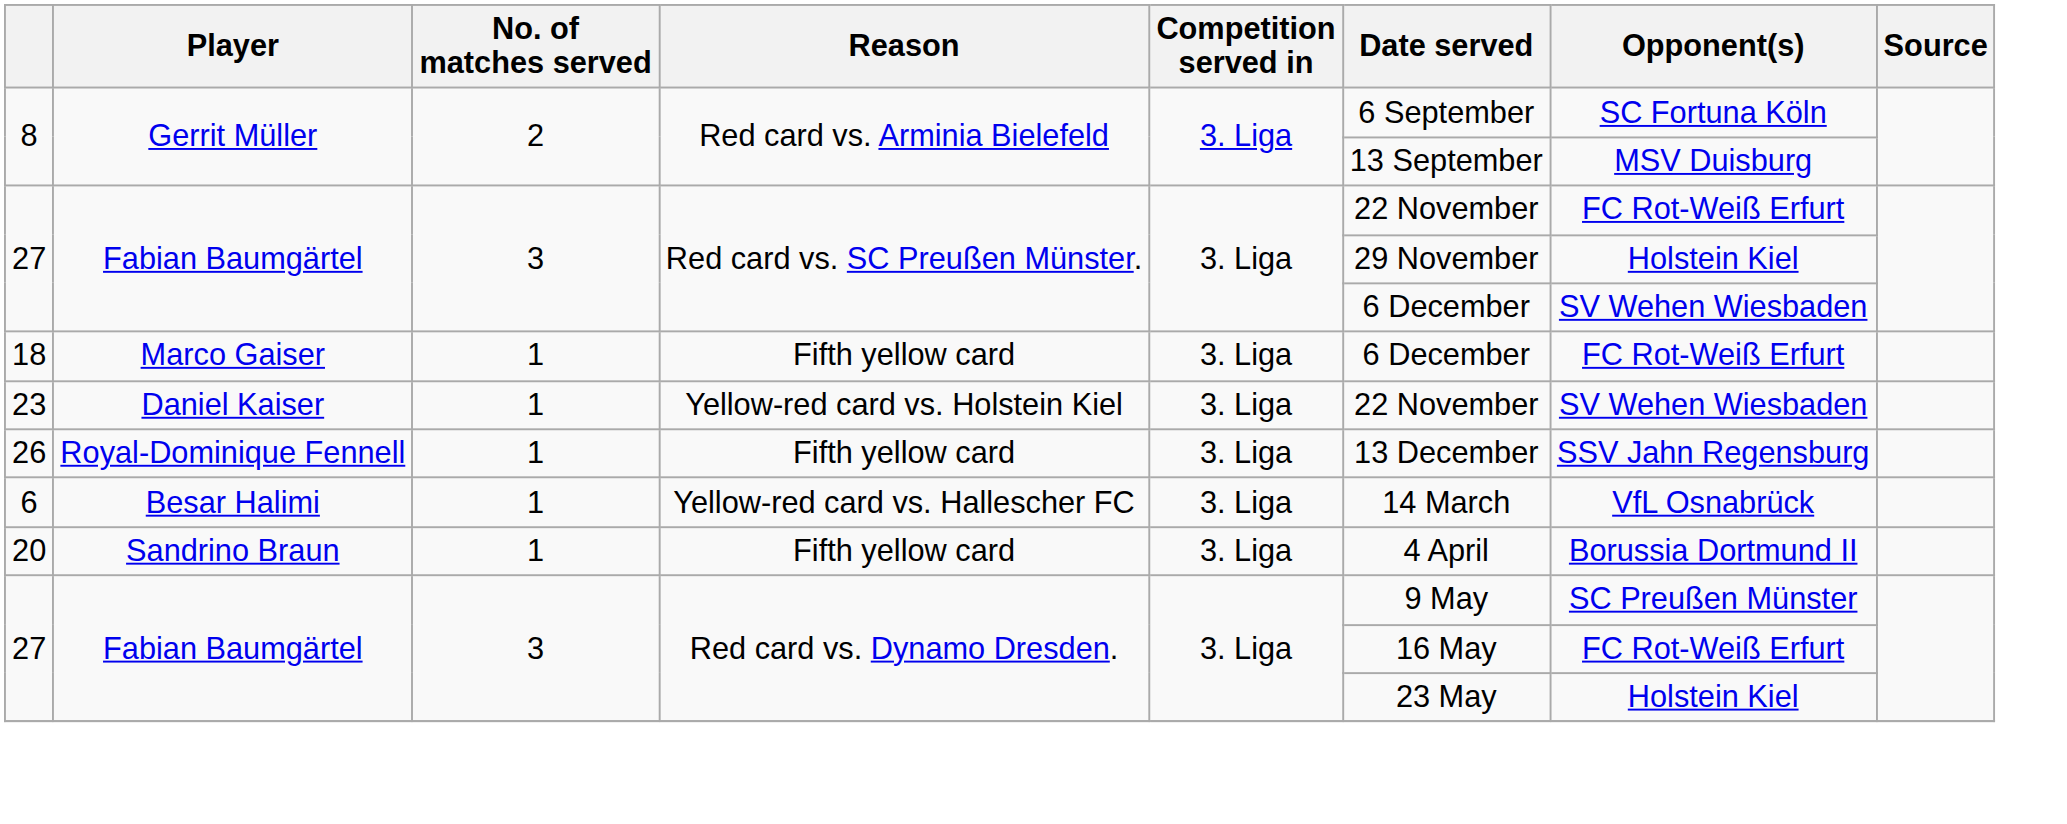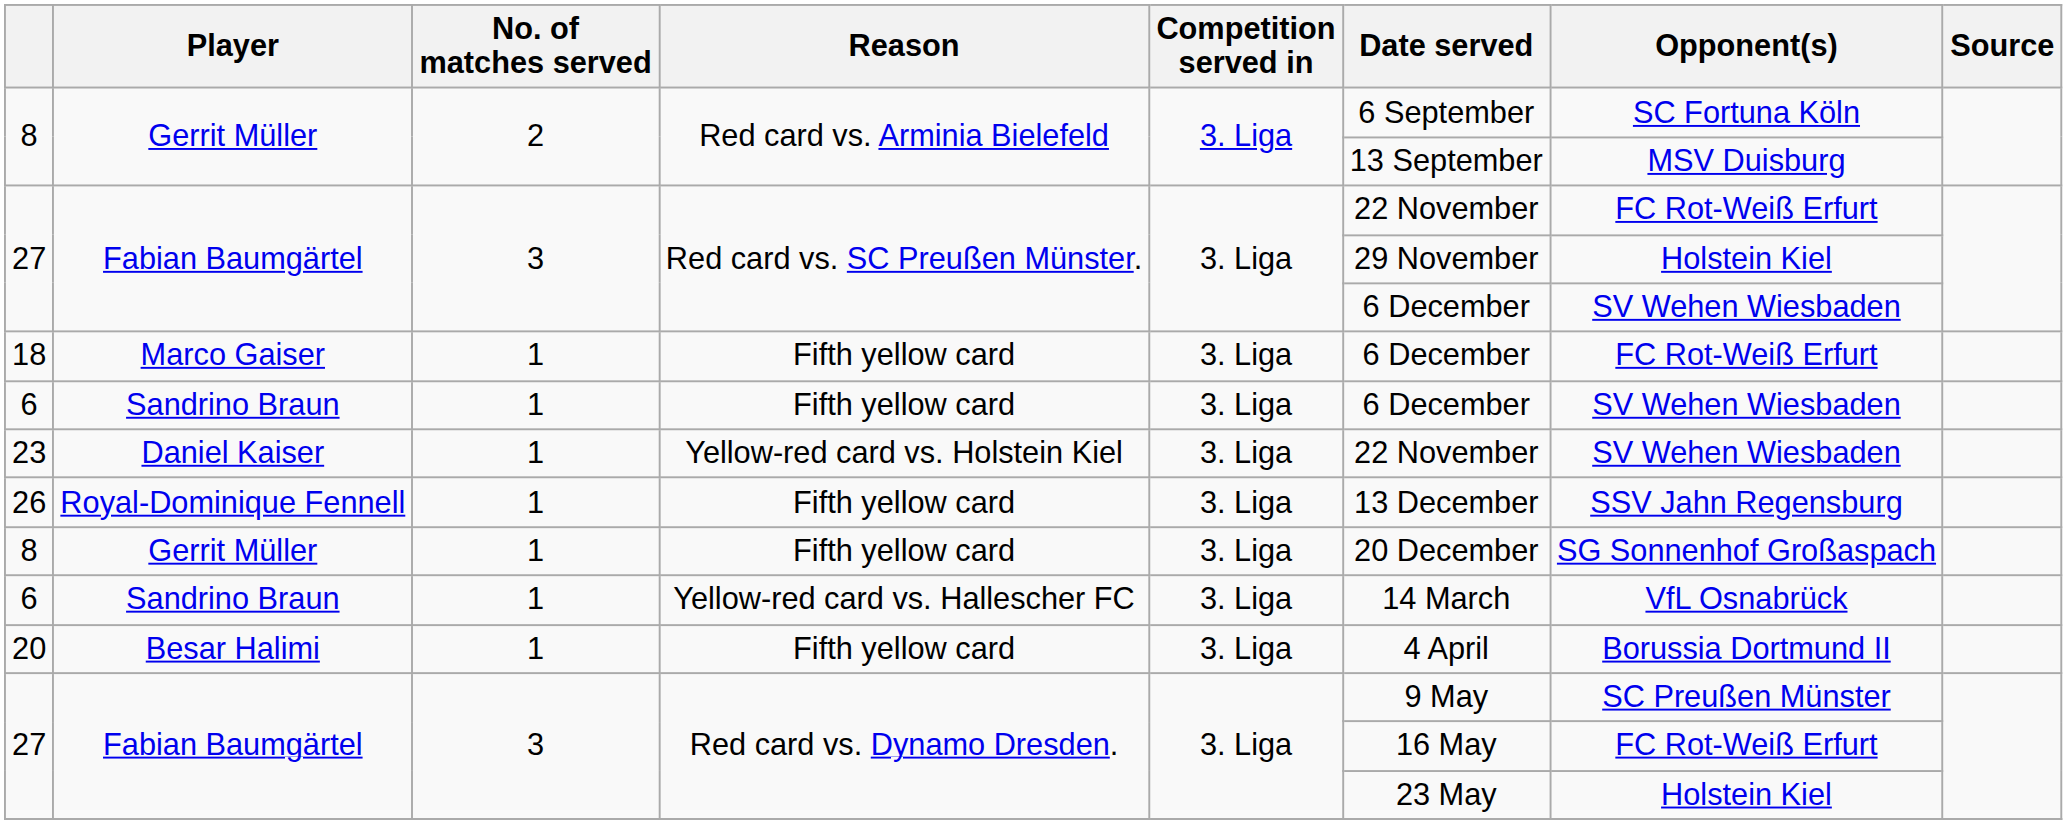+ row: (29, 404)
+ row: (29, 550)
(233, 501) Besar Halimi -> (233, 599) Sandrino Braun
(233, 550) Sandrino Braun -> (233, 648) Besar Halimi
